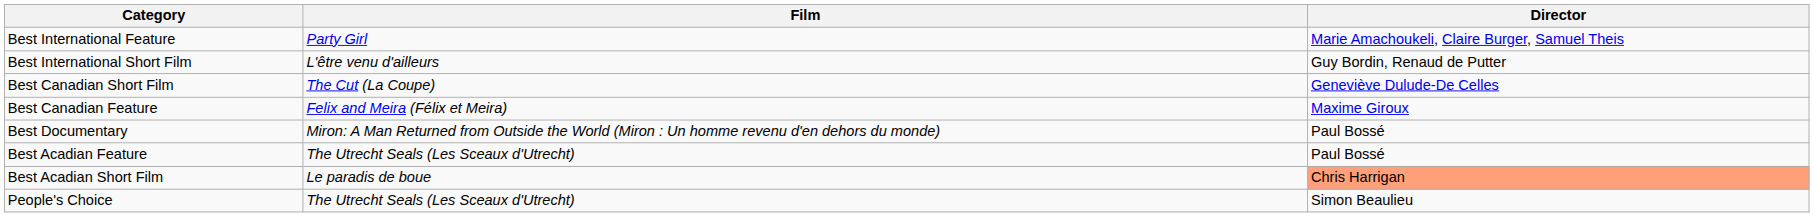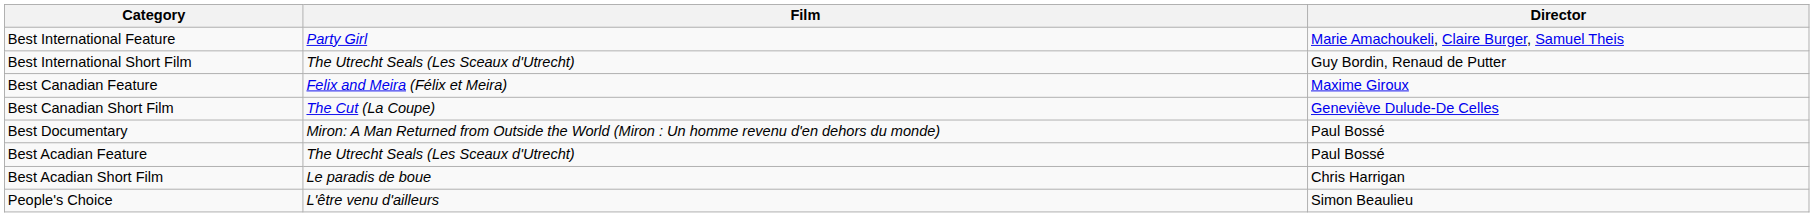(373, 62) L'être venu d'ailleurs -> (441, 62) The Utrecht Seals (Les Sceaux d'Utrecht)
rows swapped: (83, 108) <-> (91, 85)
(1358, 177) lightsalmon background -> (1358, 177) no background
(441, 200) The Utrecht Seals (Les Sceaux d'Utrecht) -> (373, 200) L'être venu d'ailleurs
